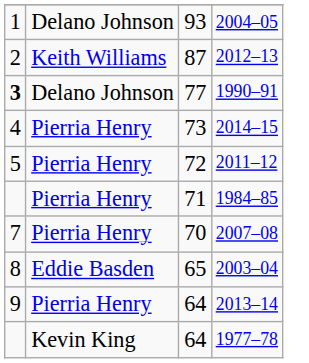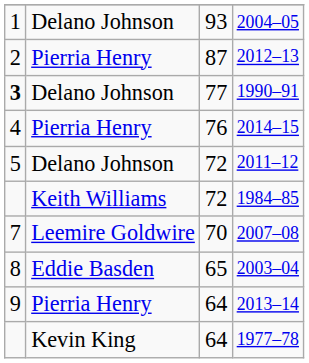(99, 57) Keith Williams -> (91, 57) Pierria Henry
(195, 127) 73 -> (216, 127) 76
(91, 163) Pierria Henry -> (103, 163) Delano Johnson
(91, 198) Pierria Henry -> (99, 198) Keith Williams
(195, 198) 71 -> (216, 198) 72
(91, 233) Pierria Henry -> (113, 233) Leemire Goldwire
